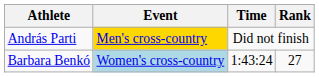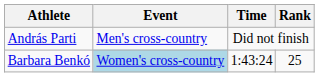(152, 38) gold background -> (152, 38) no background
(295, 61) 27 -> (295, 61) 25
